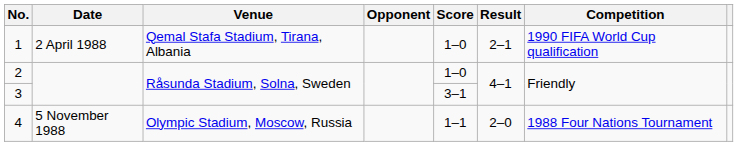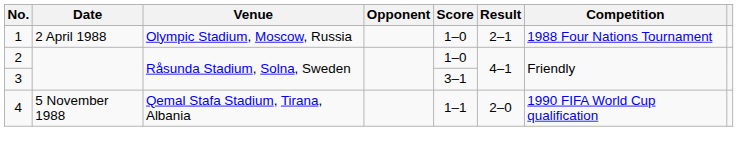(234, 44) Qemal Stafa Stadium, Tirana, Albania -> (249, 36) Olympic Stadium, Moscow, Russia
(591, 44) 1990 FIFA World Cup qualification -> (620, 36) 1988 Four Nations Tournament
(249, 123) Olympic Stadium, Moscow, Russia -> (234, 107) Qemal Stafa Stadium, Tirana, Albania
(620, 123) 1988 Four Nations Tournament -> (591, 107) 1990 FIFA World Cup qualification
